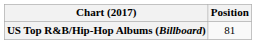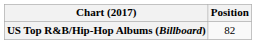(230, 30) 81 -> (230, 30) 82
